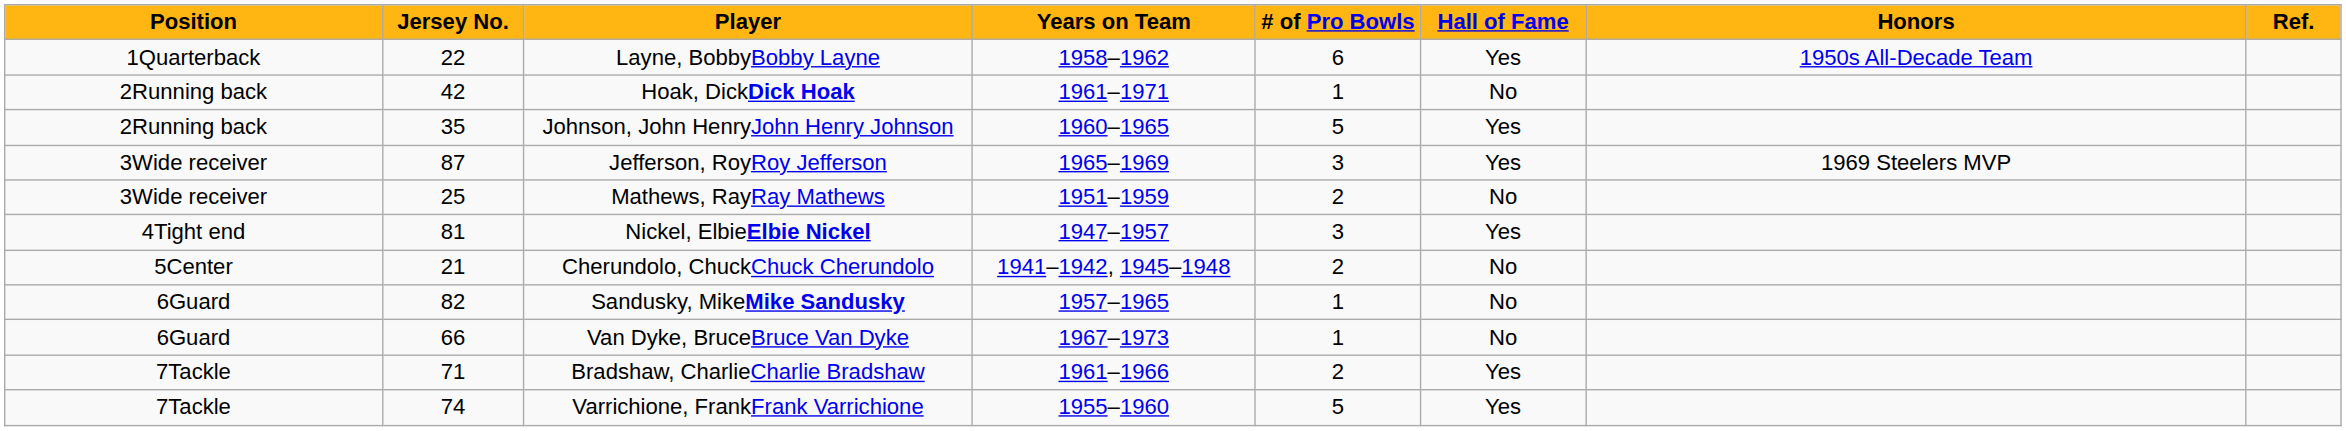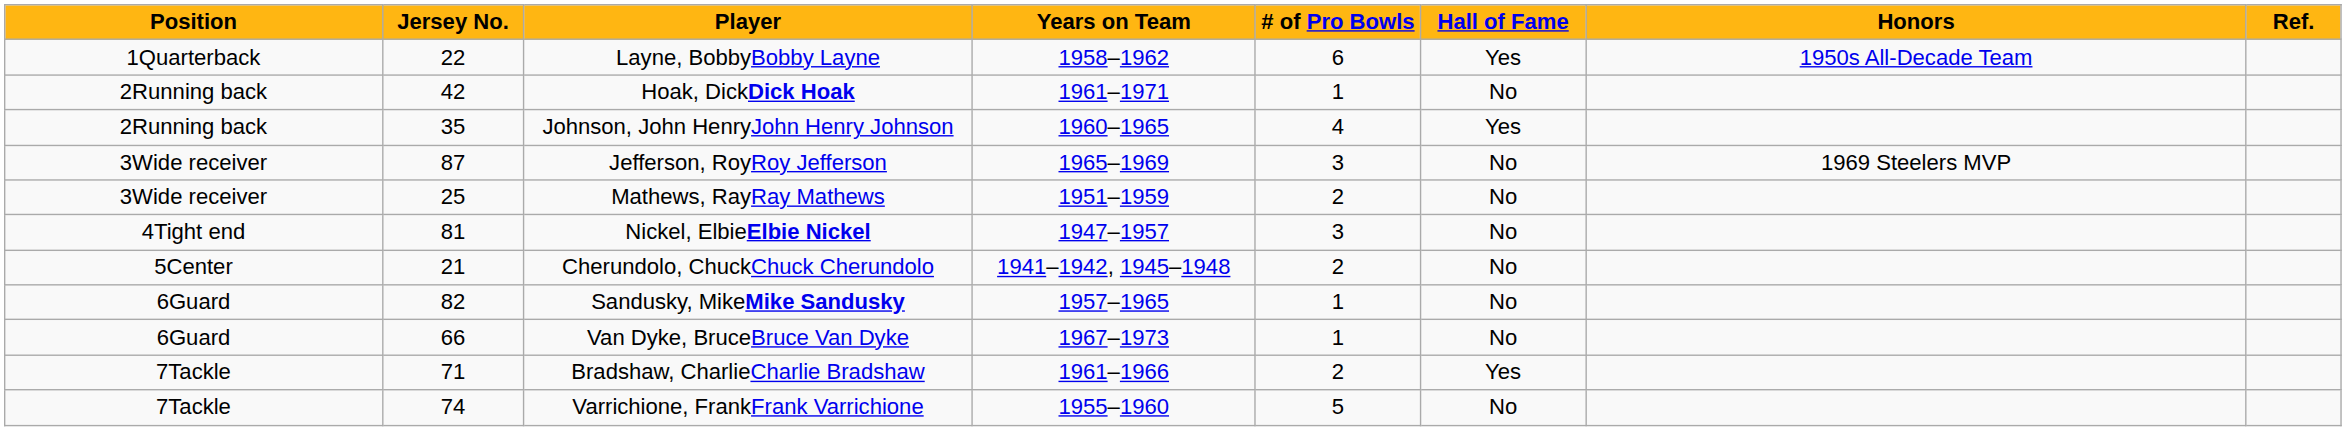(1338, 127) 5 -> (1338, 127) 4
(1503, 162) Yes -> (1503, 162) No
(1503, 232) Yes -> (1503, 232) No
(1503, 407) Yes -> (1503, 407) No
